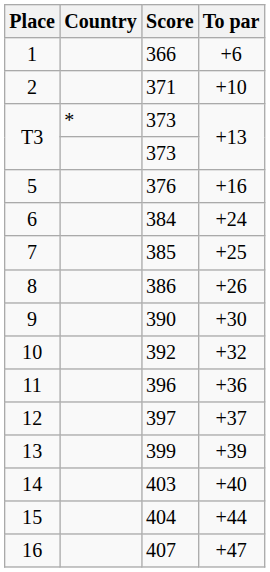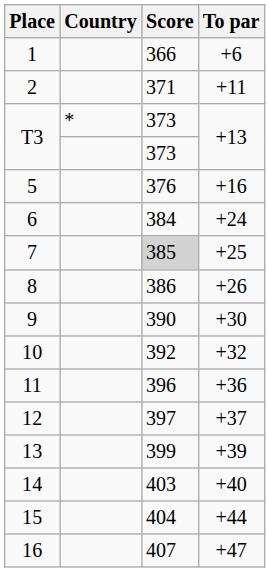(231, 87) +10 -> (231, 87) +11
(161, 252) no background -> (161, 252) lightgrey background
